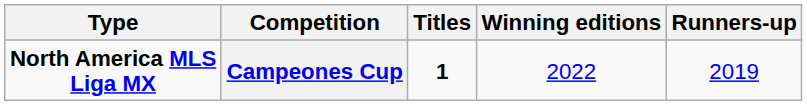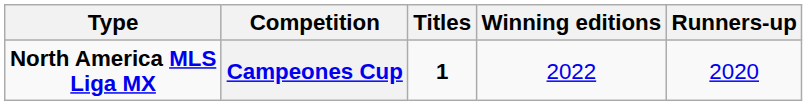(734, 70) 2019 -> (734, 70) 2020
